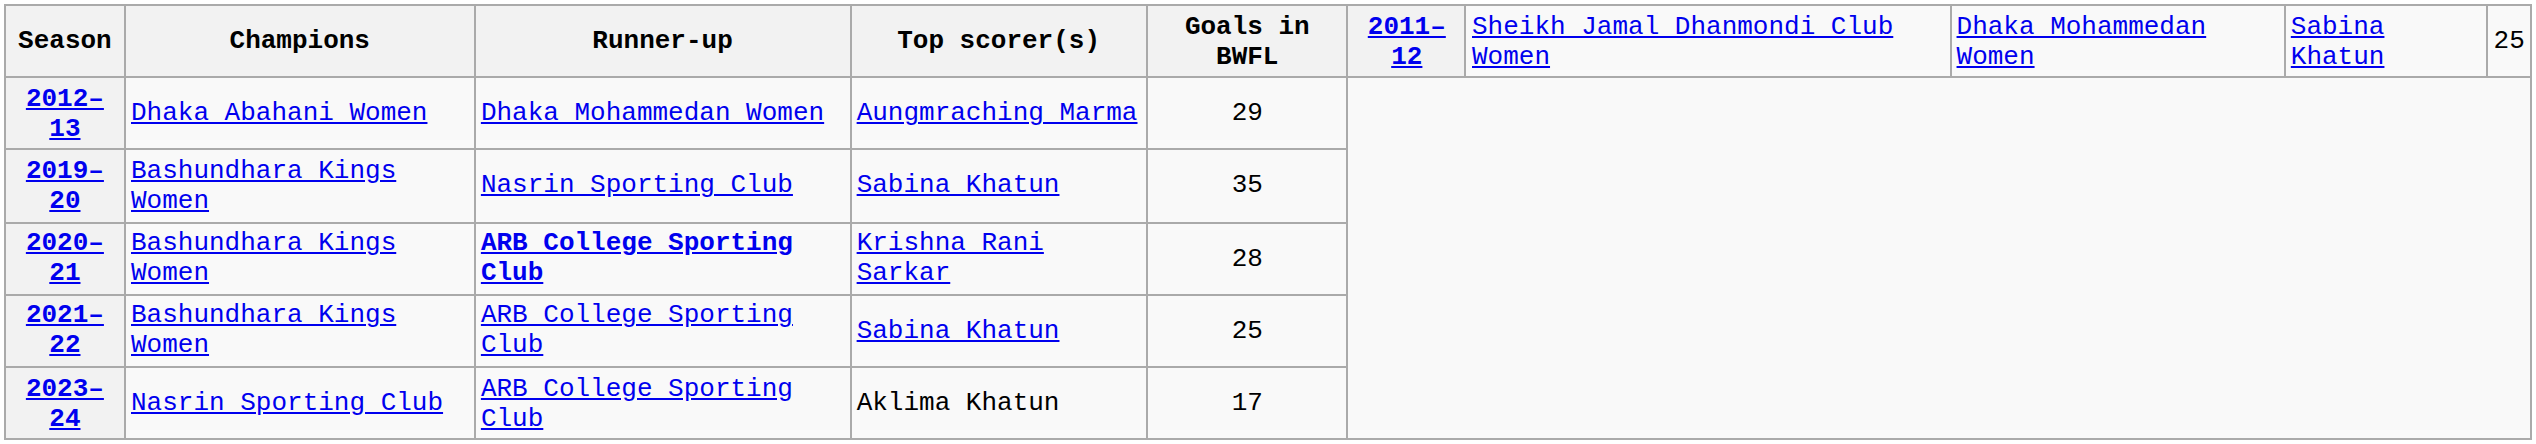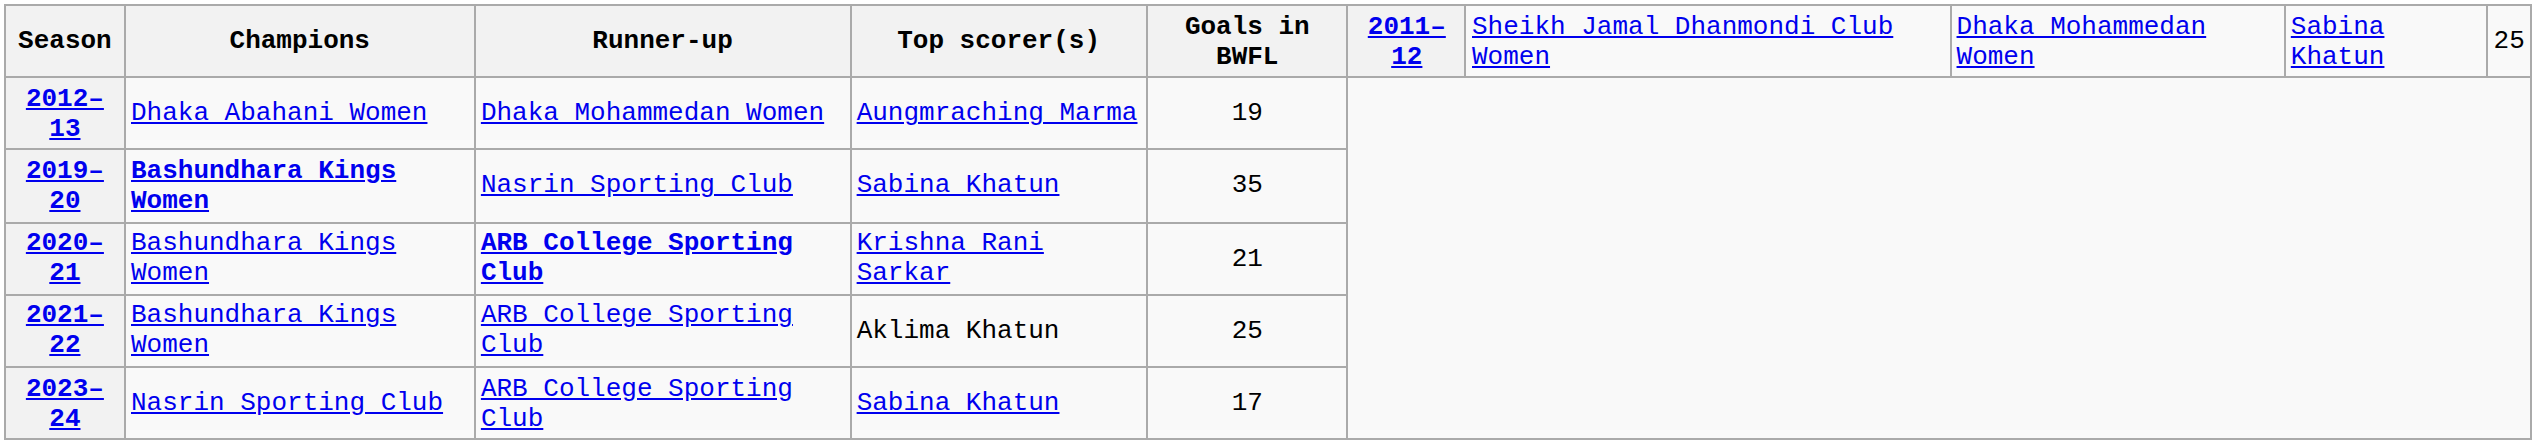(1247, 114) 29 -> (1247, 114) 19
(264, 186) normal -> (264, 186) bold
(1247, 258) 28 -> (1247, 258) 21
(958, 331) Sabina Khatun -> (958, 331) Aklima Khatun
(958, 403) Aklima Khatun -> (958, 403) Sabina Khatun
